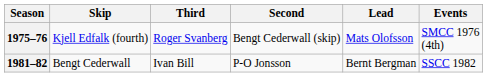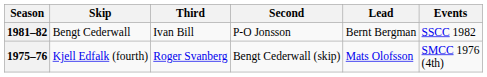rows swapped: (27, 38) <-> (27, 63)
